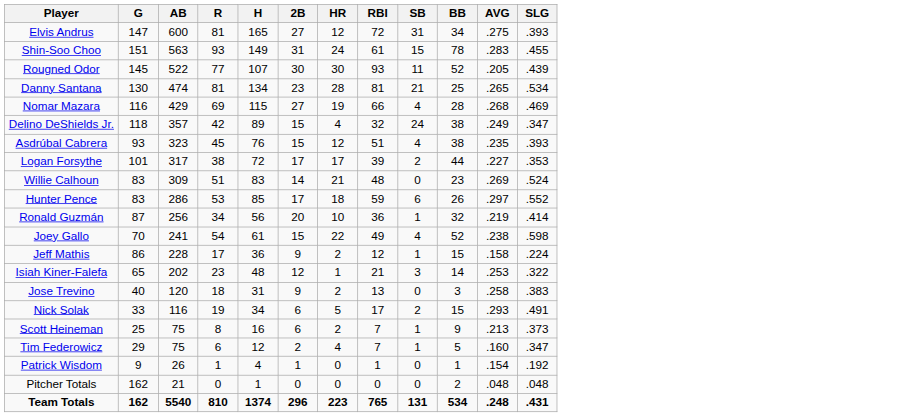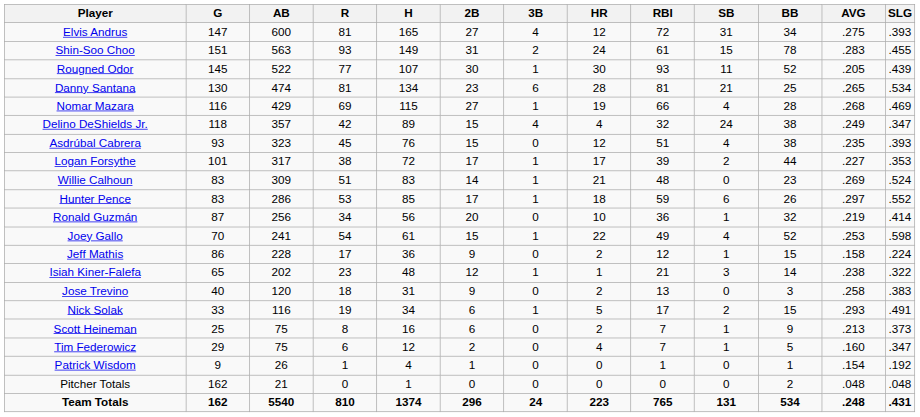+ column: (536, 13)
(497, 236) .238 -> (853, 236) .253
(497, 273) .253 -> (853, 273) .238
